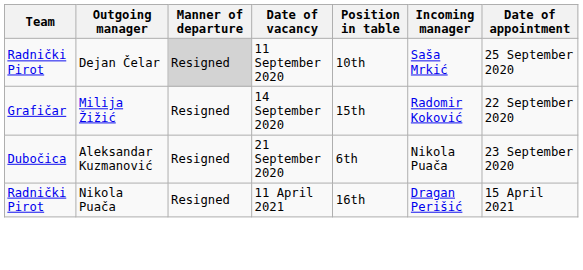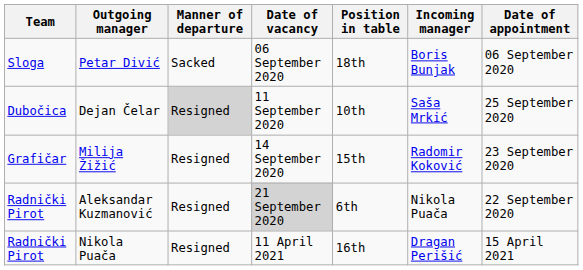+ row: (119, 63)
(37, 63) Radnički Pirot -> (37, 111) Dubočica
(529, 111) 22 September 2020 -> (529, 159) 23 September 2020
(37, 159) Dubočica -> (37, 207) Radnički Pirot
(288, 159) no background -> (288, 207) lightgrey background
(529, 159) 23 September 2020 -> (529, 207) 22 September 2020
